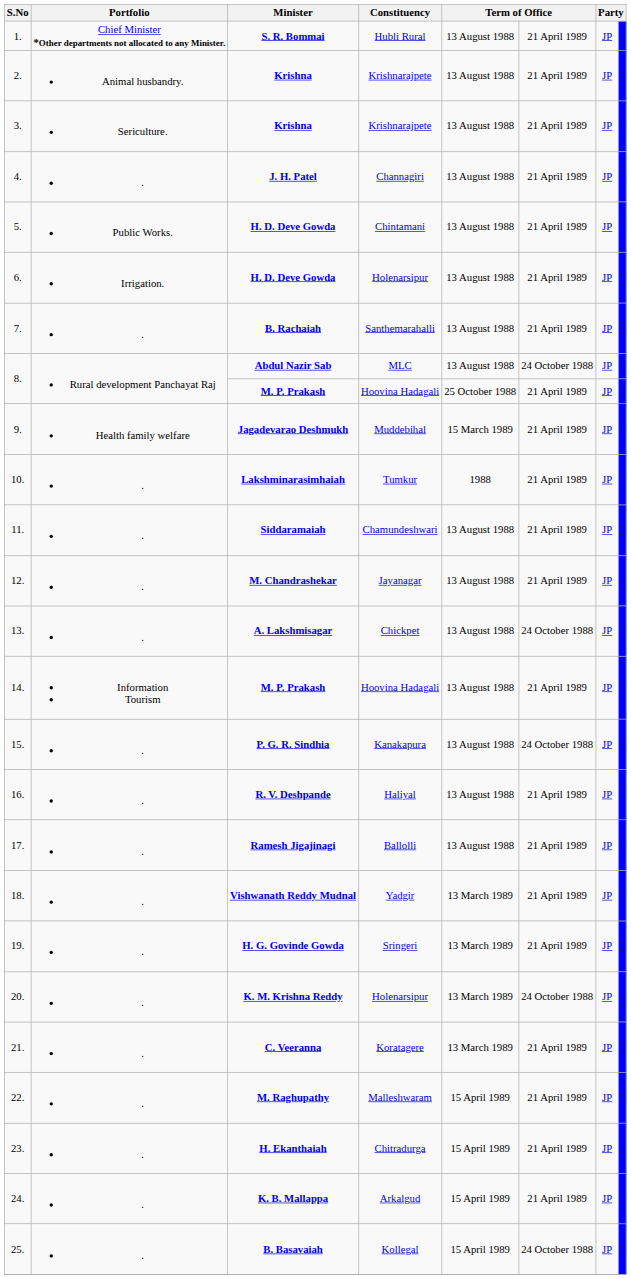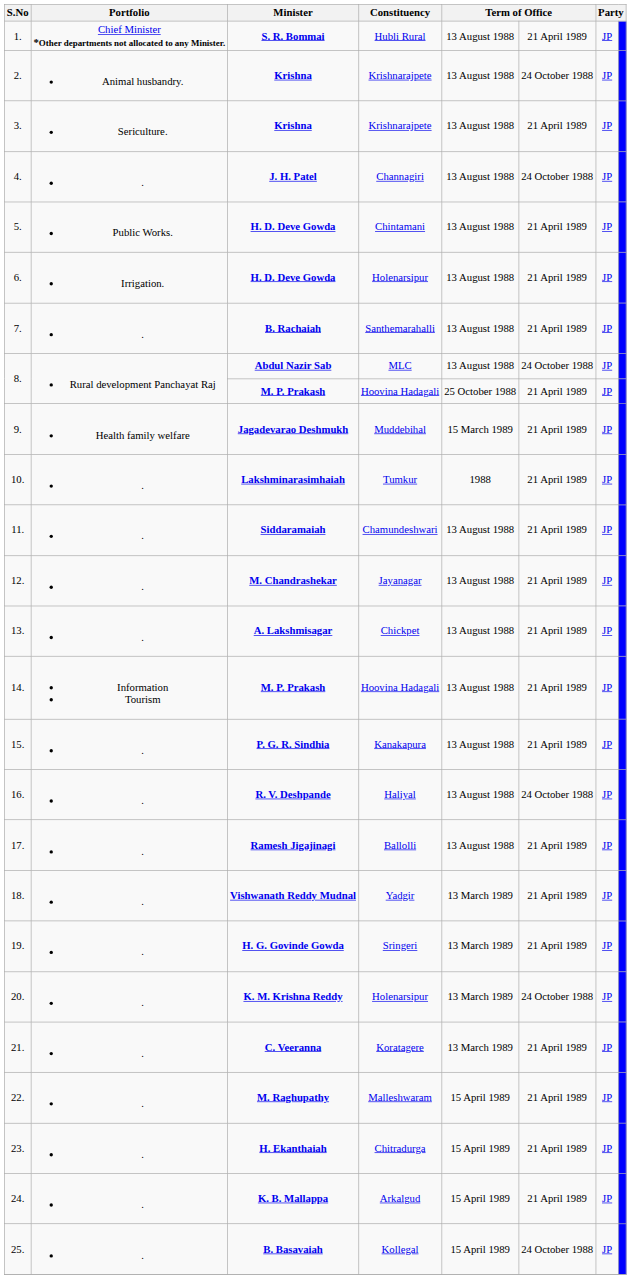(557, 75) 21 April 1989 -> (557, 75) 24 October 1988
(557, 176) 21 April 1989 -> (557, 176) 24 October 1988
(557, 631) 24 October 1988 -> (557, 631) 21 April 1989
(557, 744) 24 October 1988 -> (557, 744) 21 April 1989
(557, 794) 21 April 1989 -> (557, 794) 24 October 1988
